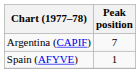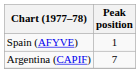rows swapped: (49, 42) <-> (42, 59)
